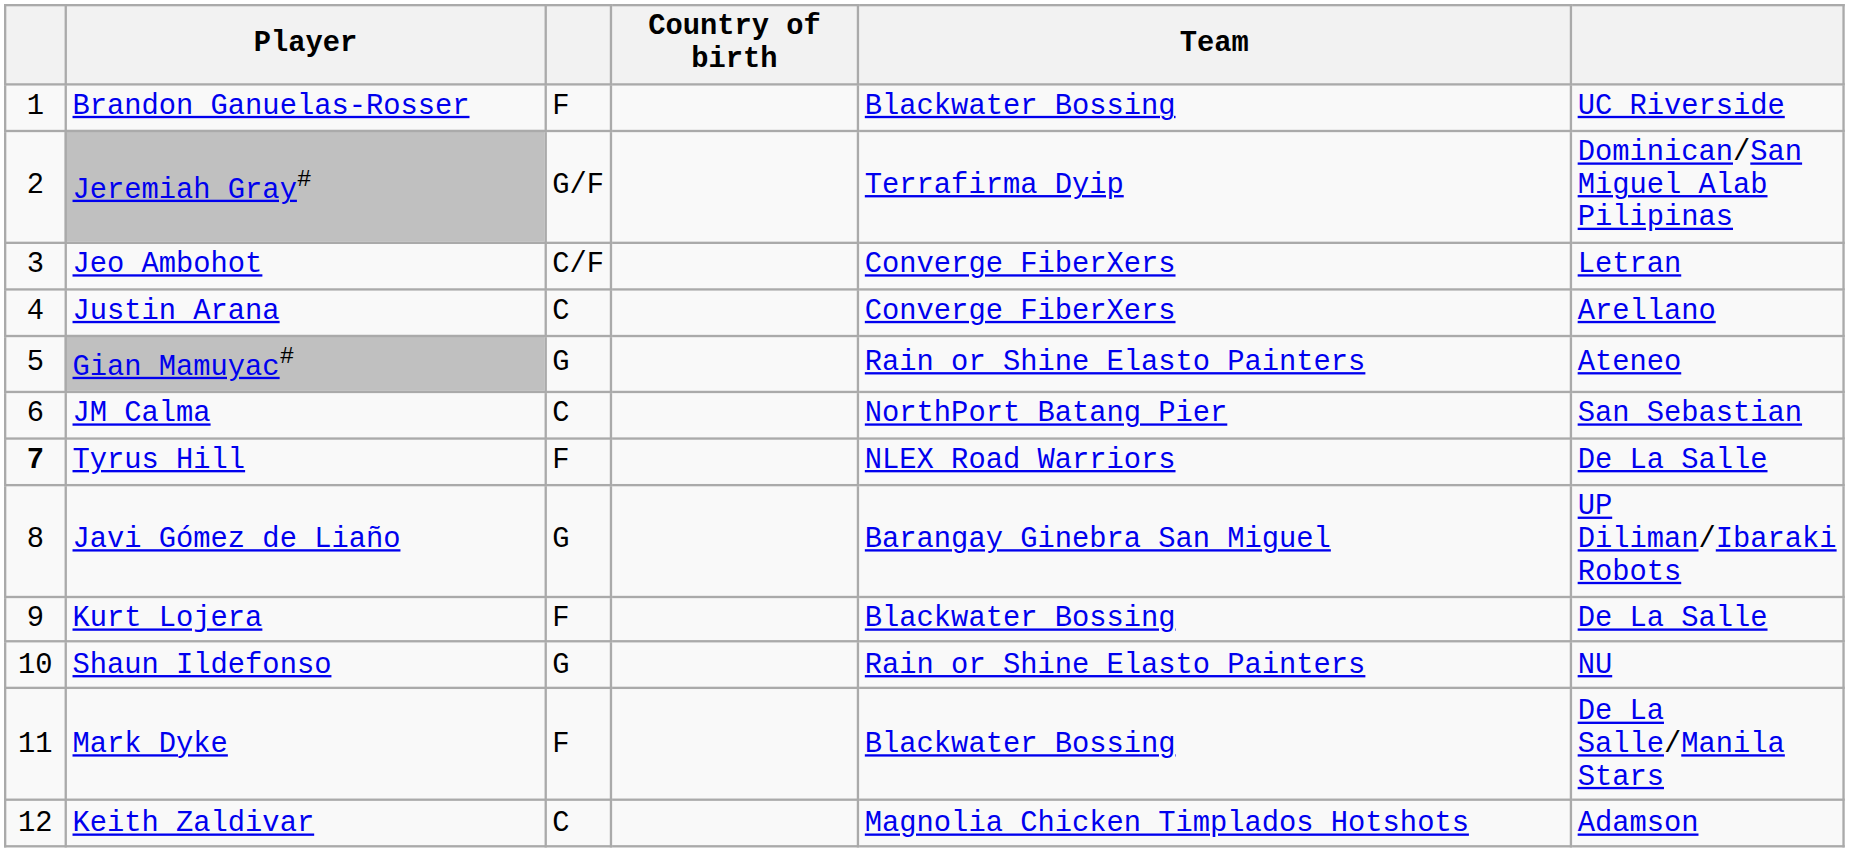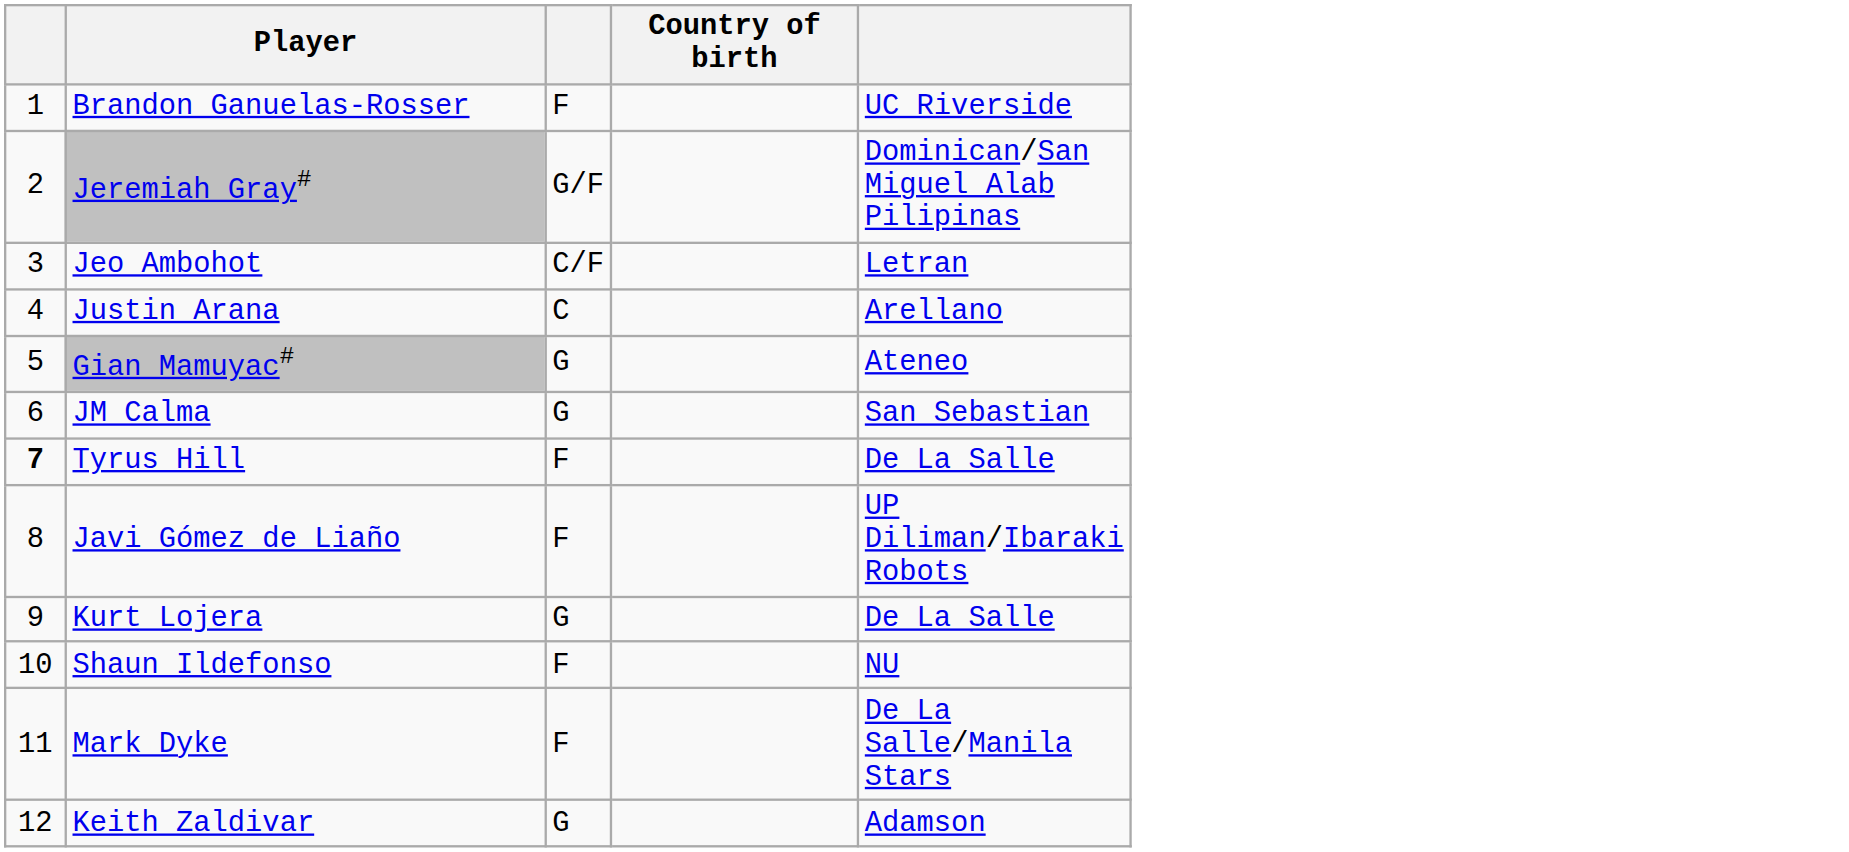- column: (1214, 45)
(561, 415) C -> (561, 415) G
(561, 540) G -> (561, 540) F
(561, 620) F -> (561, 620) G
(561, 666) G -> (561, 666) F
(561, 824) C -> (561, 824) G
